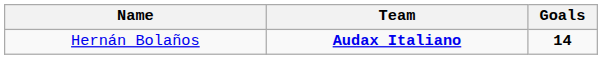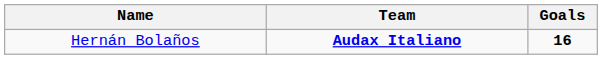(562, 42) 14 -> (562, 42) 16
